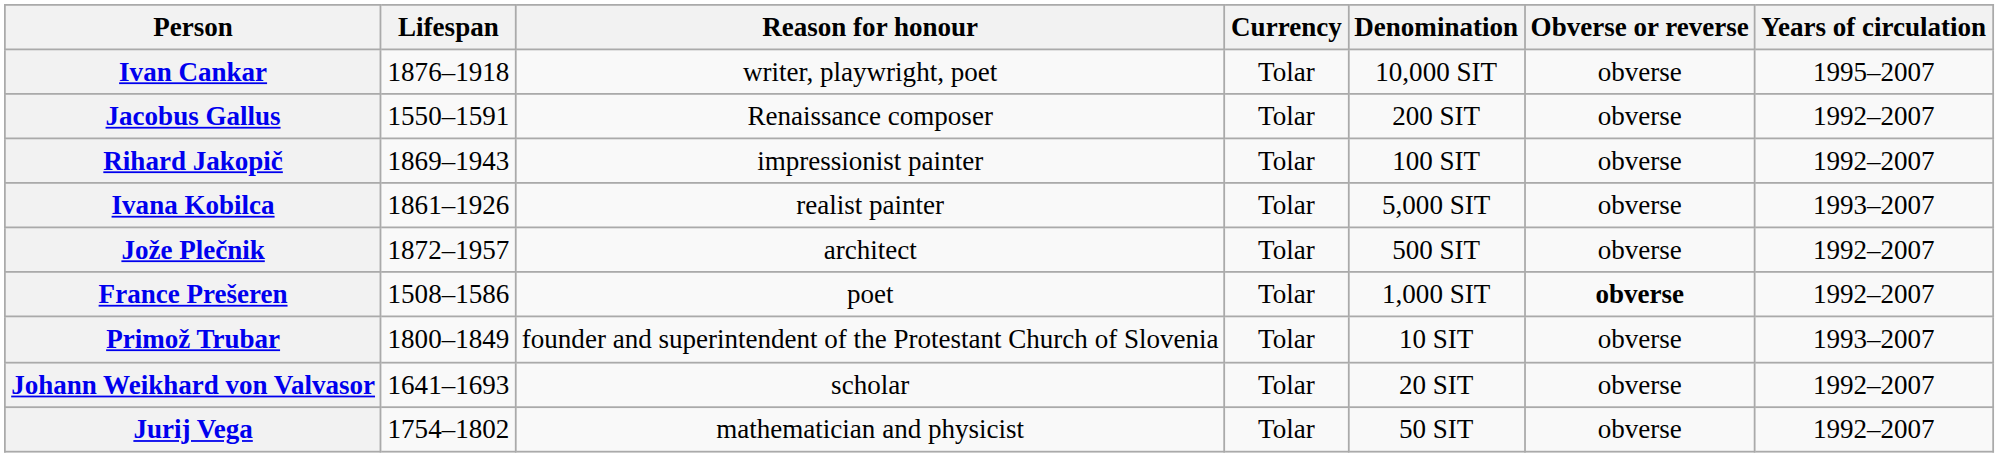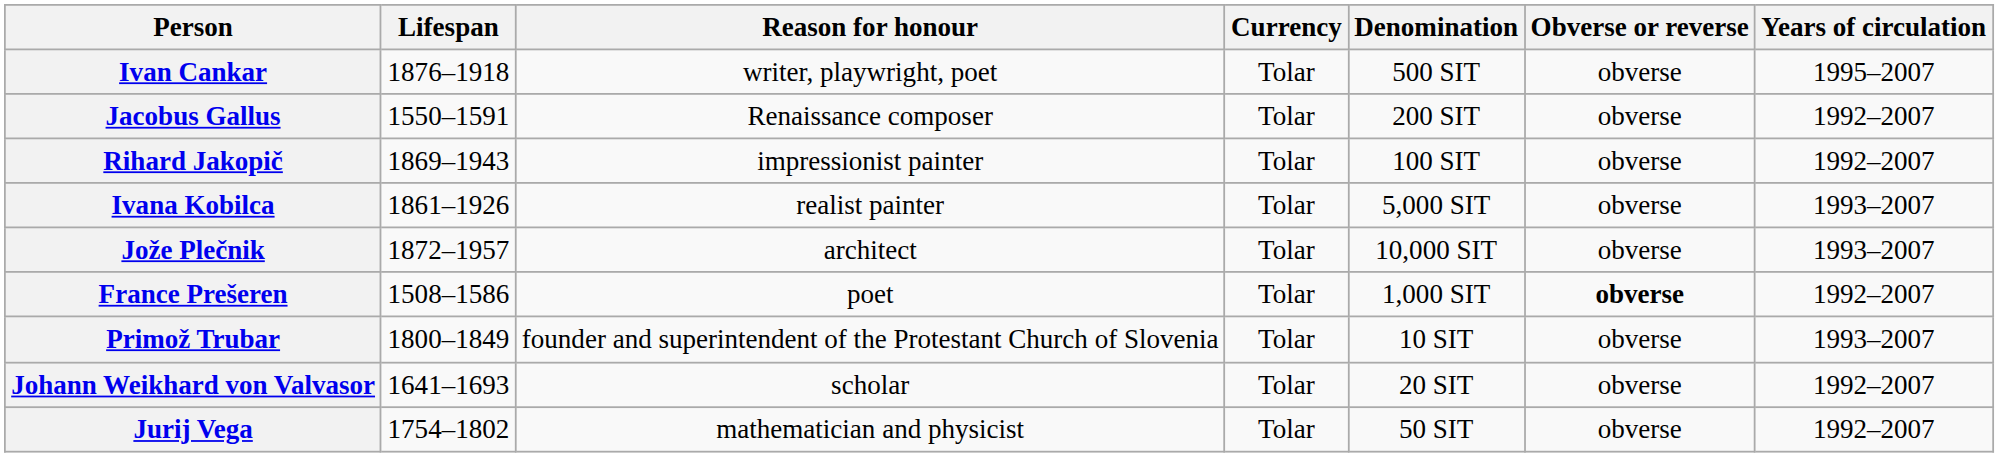(1436, 71) 10,000 SIT -> (1436, 71) 500 SIT
(1436, 250) 500 SIT -> (1436, 250) 10,000 SIT
(1874, 250) 1992–2007 -> (1874, 250) 1993–2007
